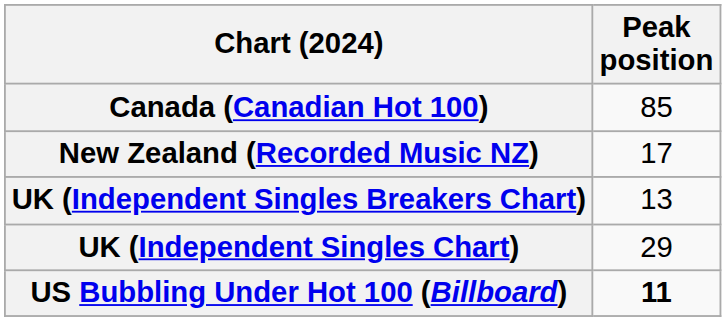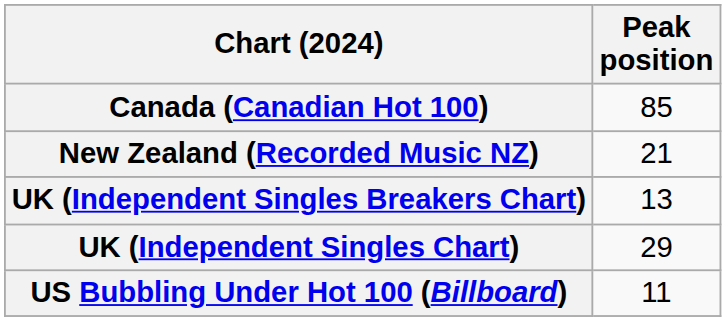(656, 153) 17 -> (656, 153) 21
(656, 292) bold -> (656, 292) normal
